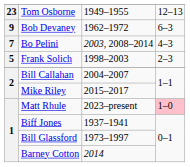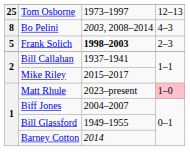(12, 12) 23 -> (12, 12) 25
(106, 12) 1949–1955 -> (106, 12) 1973–1997
- row: (48, 28)
(12, 43) 7 -> (12, 28) 8
(106, 59) normal -> (106, 43) bold
(106, 75) 2004–2007 -> (106, 59) 1937–1941
(106, 122) 1937–1941 -> (106, 106) 2004–2007
(106, 138) 1973–1997 -> (106, 122) 1949–1955
